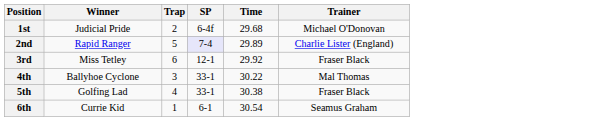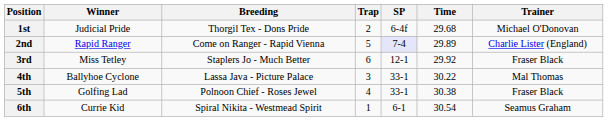+ column: (259, 12)
